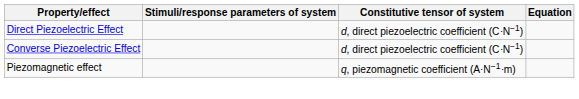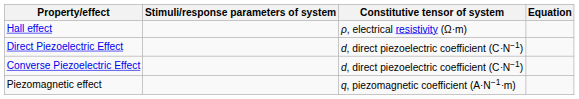+ row: (29, 29)
